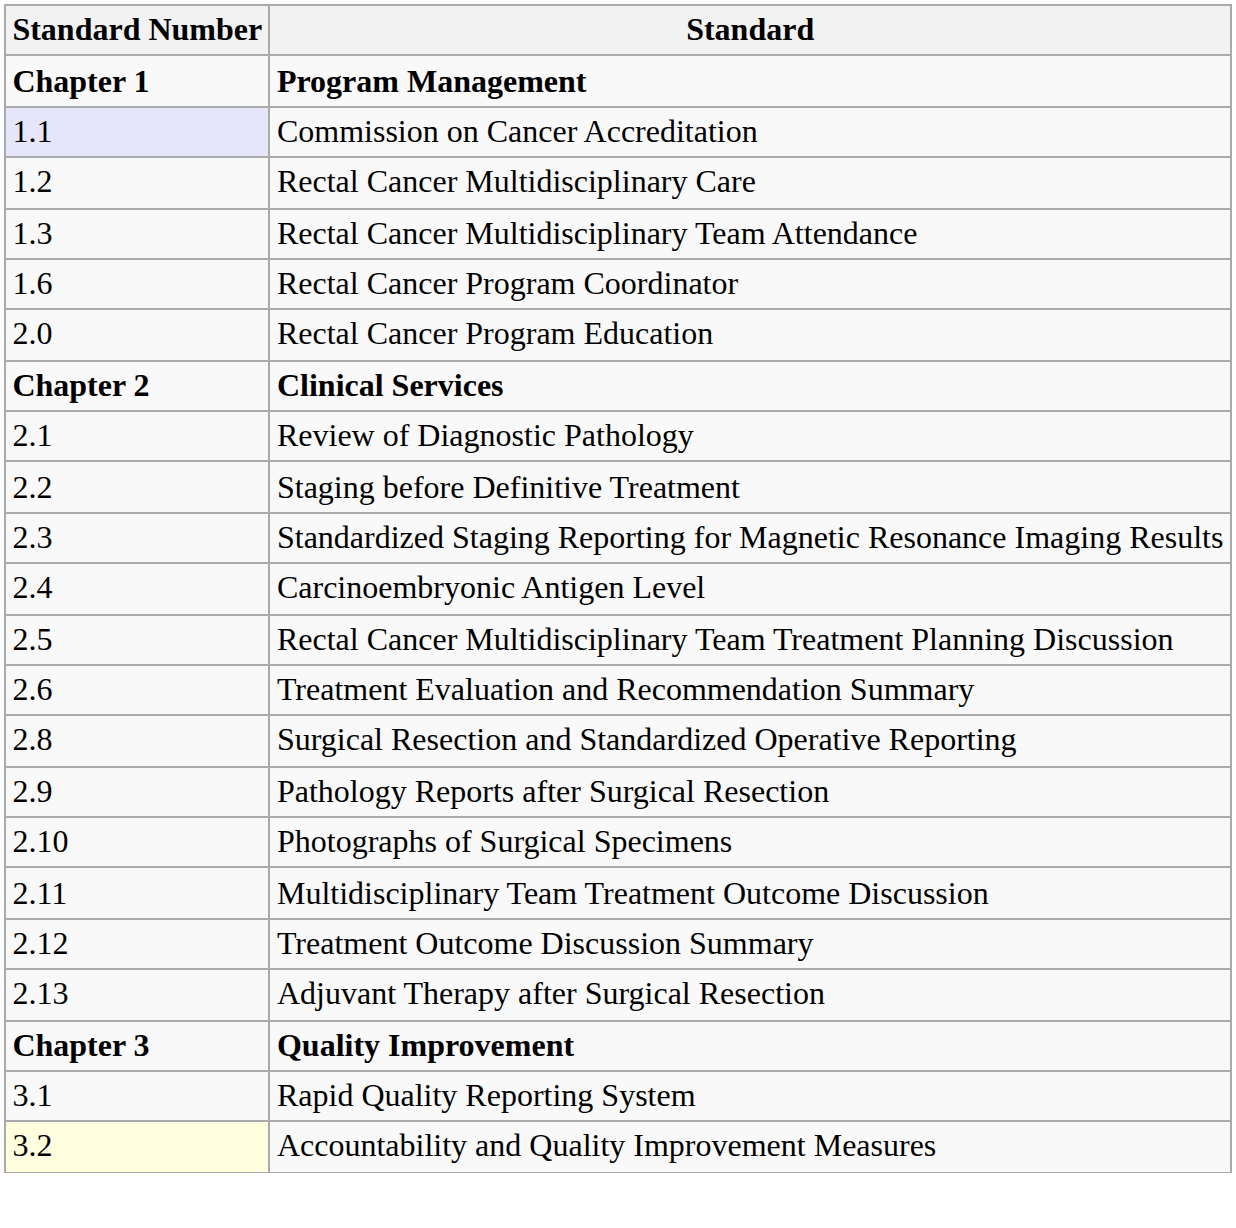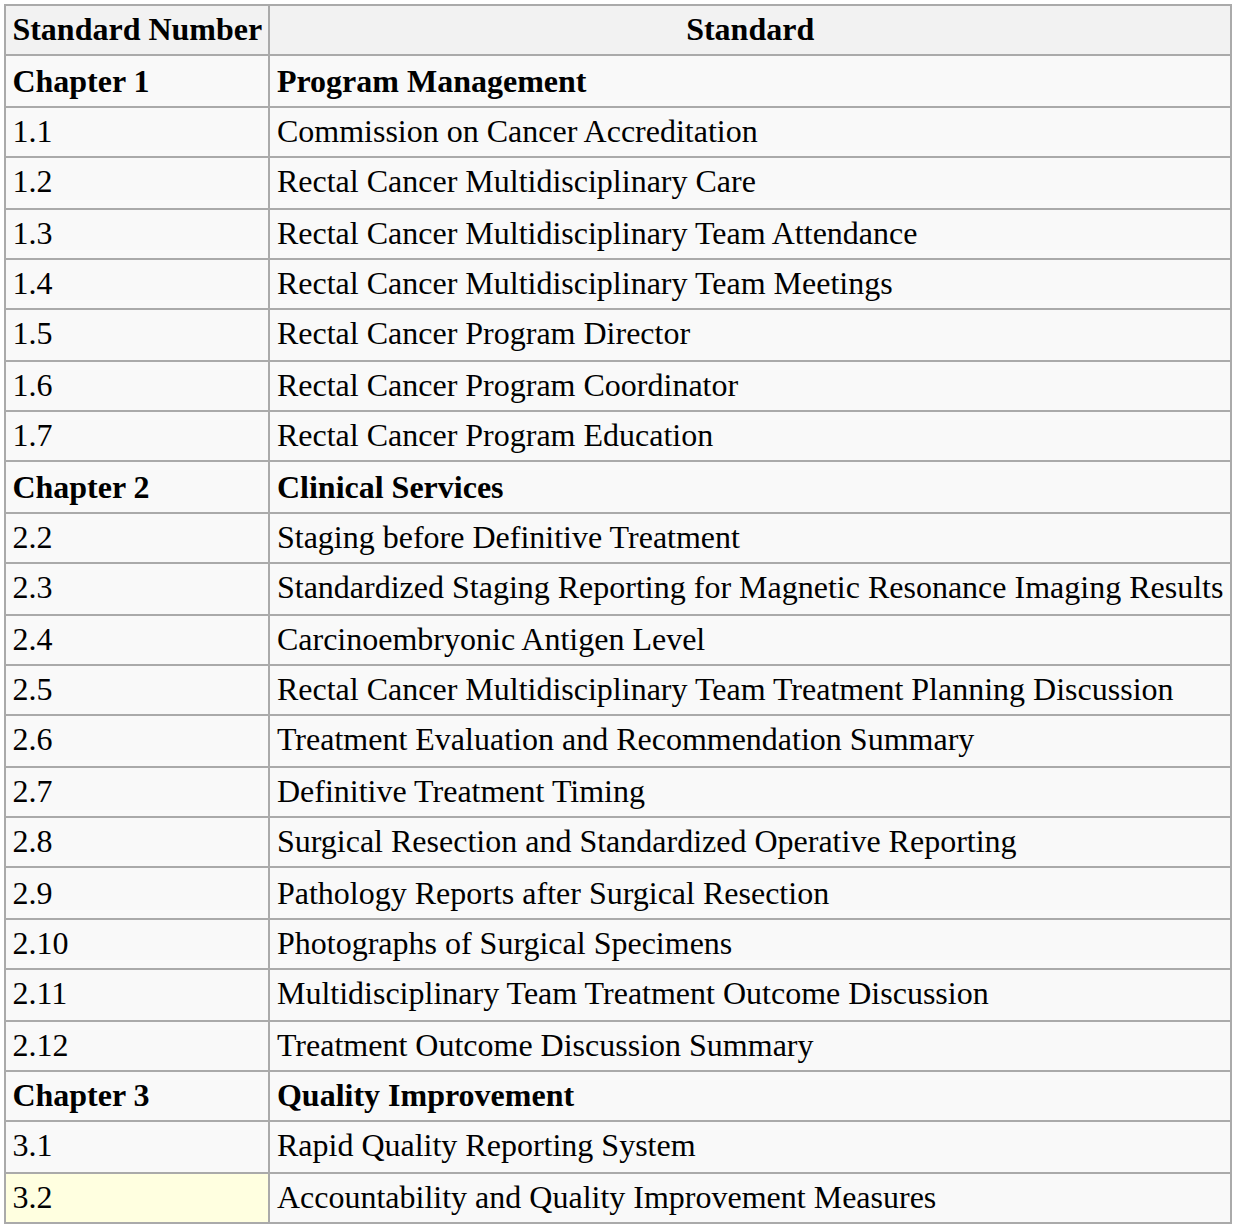(32, 131) lavender background -> (32, 131) no background
+ row: (585, 283)
+ row: (484, 334)
(32, 334) 2.0 -> (32, 435) 1.7
- row: (485, 435)
+ row: (461, 791)
- row: (551, 994)
